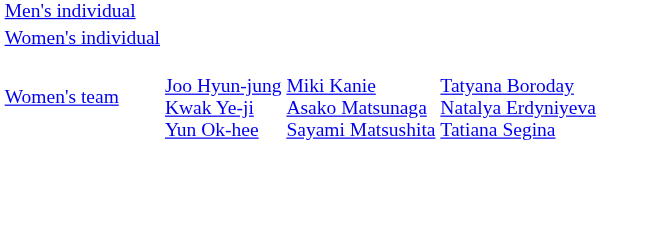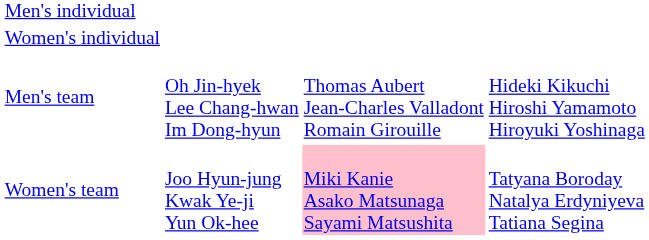+ row: (50, 97)
(361, 108) no background -> (378, 200) pink background
